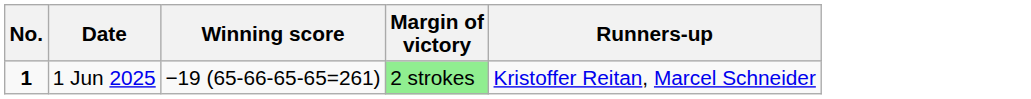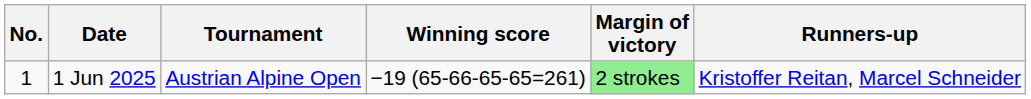+ column: (263, 33)
(26, 78) bold -> (26, 78) normal
